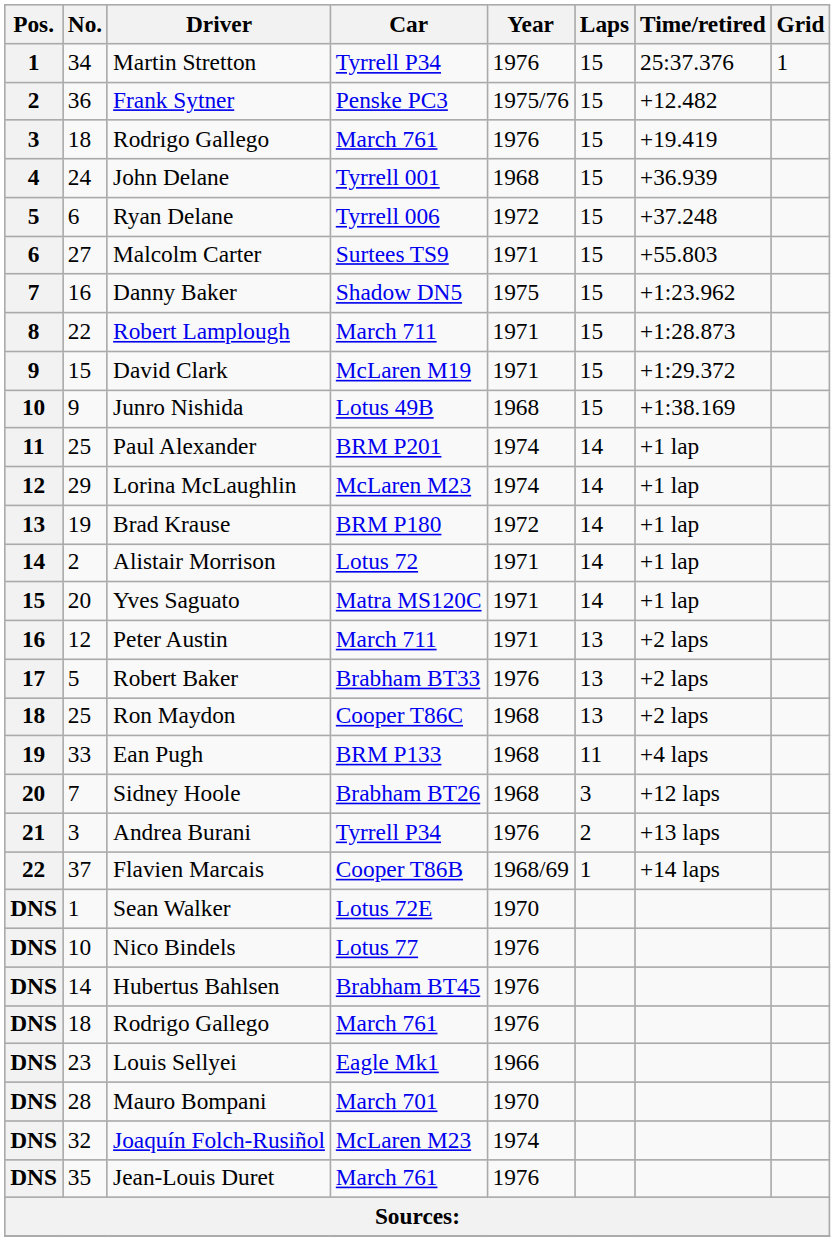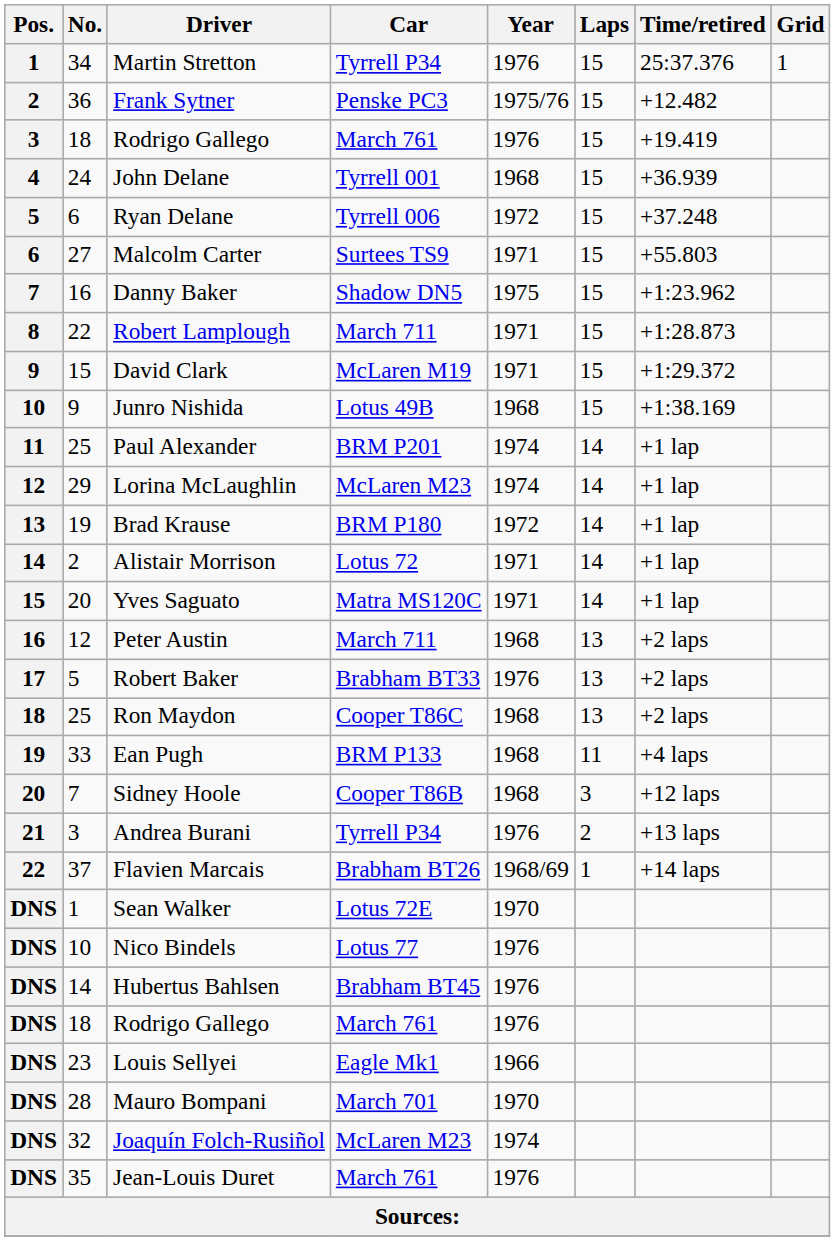(516, 639) 1971 -> (516, 639) 1968
(408, 793) Brabham BT26 -> (399, 793) Cooper T86B
(399, 870) Cooper T86B -> (408, 870) Brabham BT26
